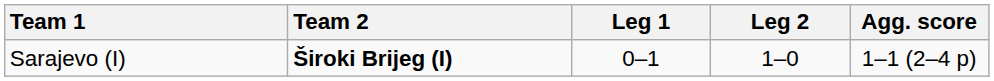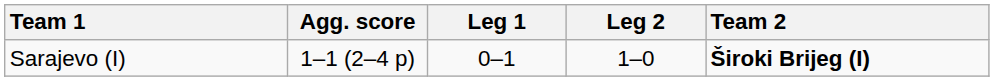columns swapped: (331, 22) <-> (919, 22)
